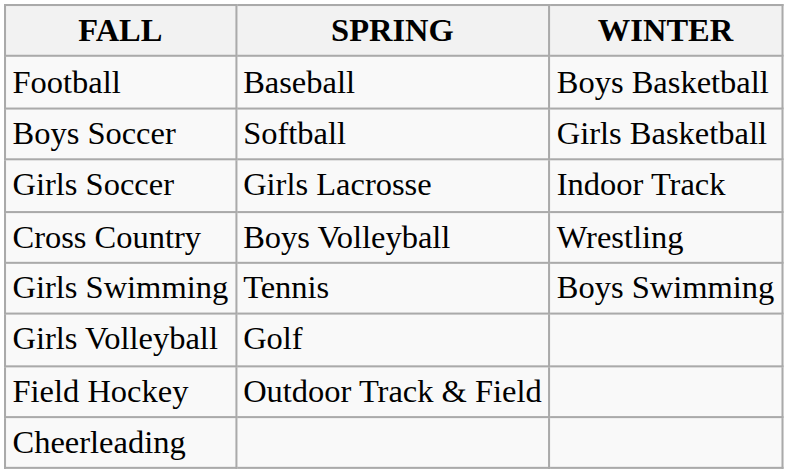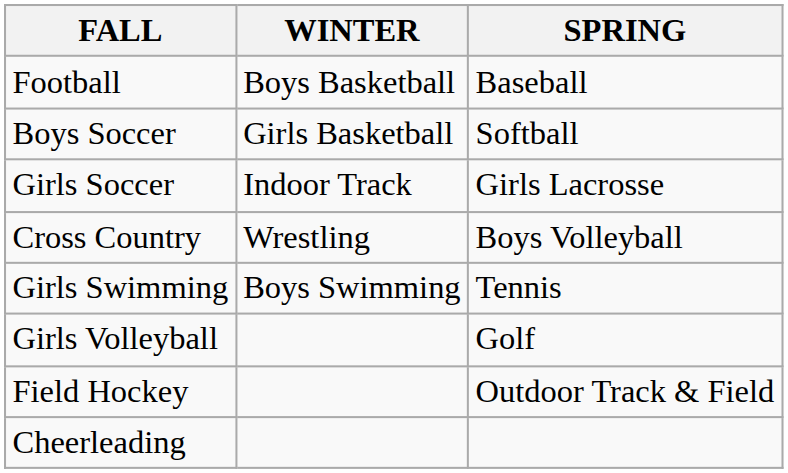columns swapped: (665, 30) <-> (392, 30)
